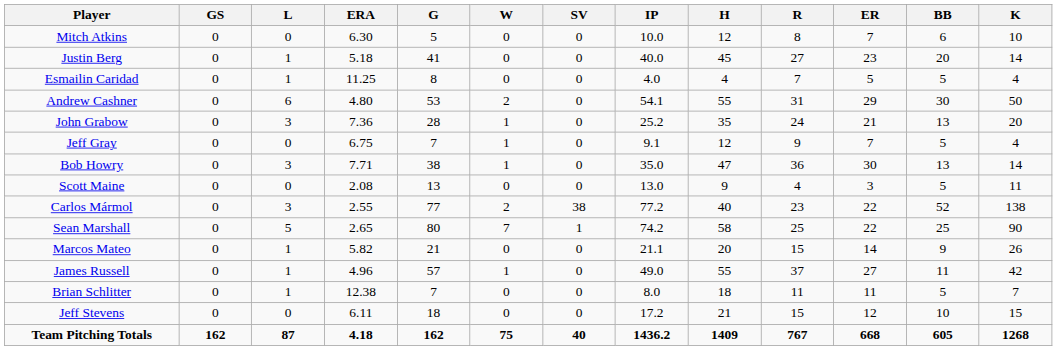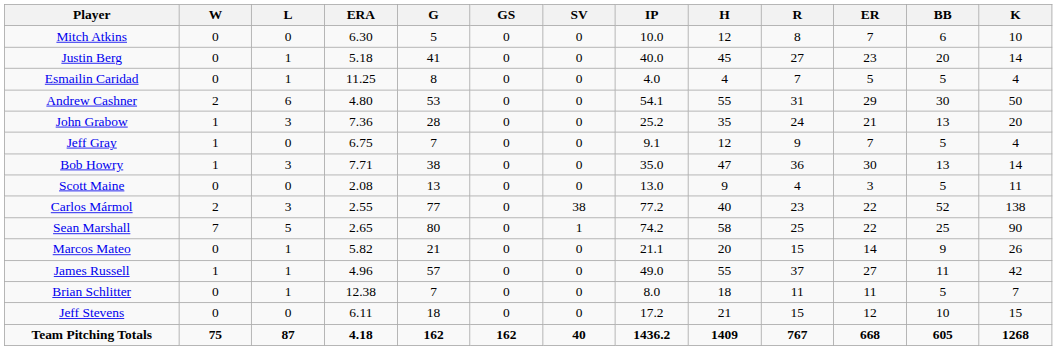columns swapped: (506, 15) <-> (215, 15)
